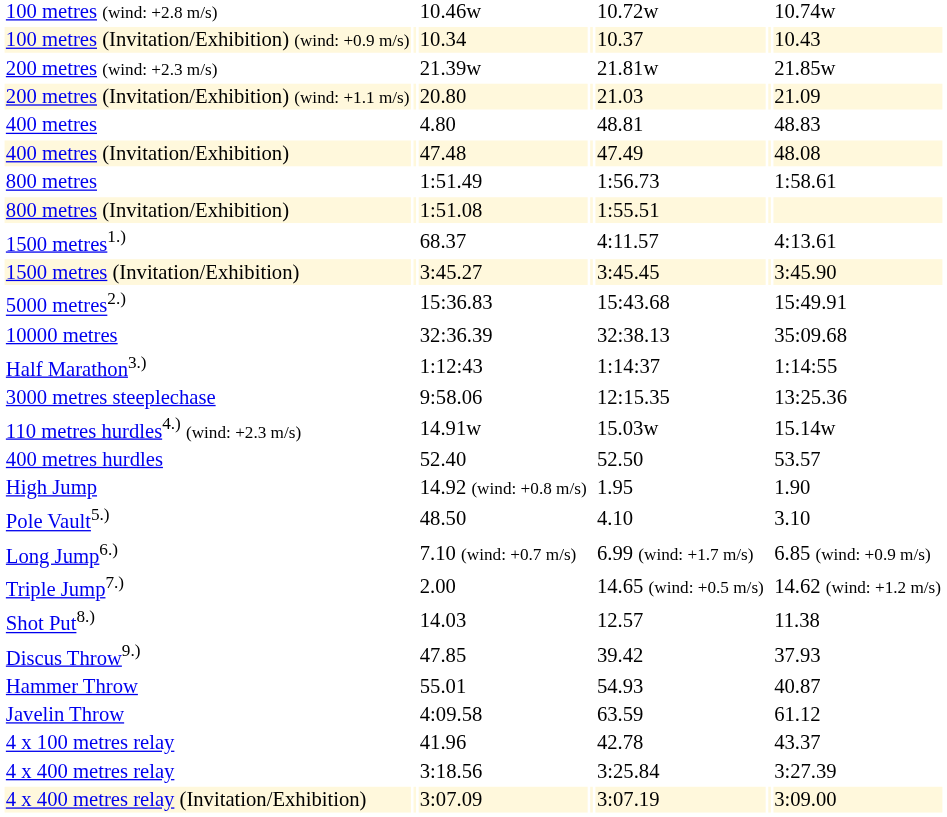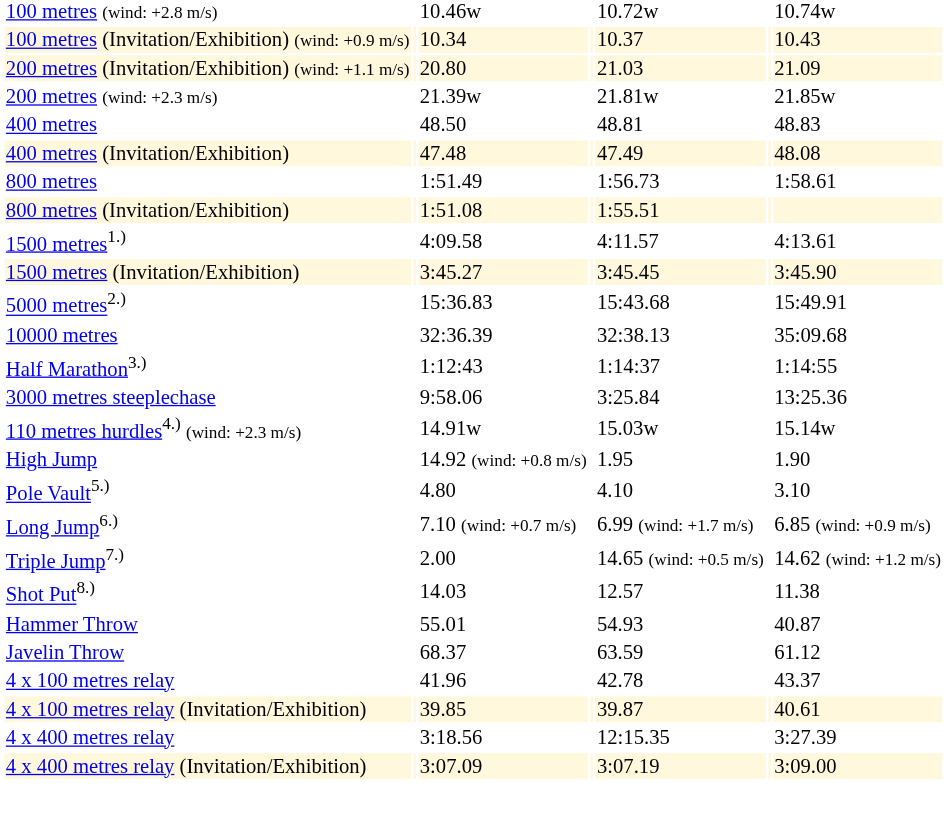rows swapped: (112, 68) <-> (208, 96)
(438, 124) 4.80 -> (443, 124) 48.50
(443, 241) 68.37 -> (451, 241) 4:09.58
(633, 397) 12:15.35 -> (628, 397) 3:25.84
- row: (84, 459)
(443, 518) 48.50 -> (438, 490) 4.80
- row: (73, 654)
(451, 714) 4:09.58 -> (443, 651) 68.37
+ row: (186, 708)
(628, 771) 3:25.84 -> (633, 737) 12:15.35
